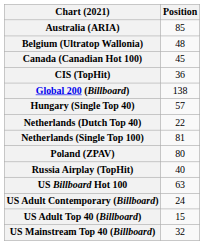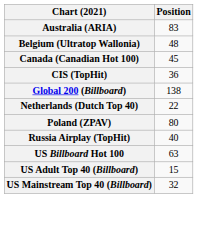(180, 28) 85 -> (174, 28) 83
- row: (83, 106)
- row: (83, 138)
- row: (83, 201)
